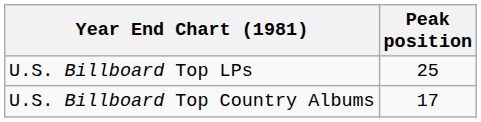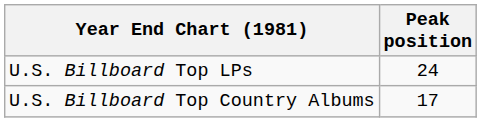(428, 71) 25 -> (428, 71) 24
